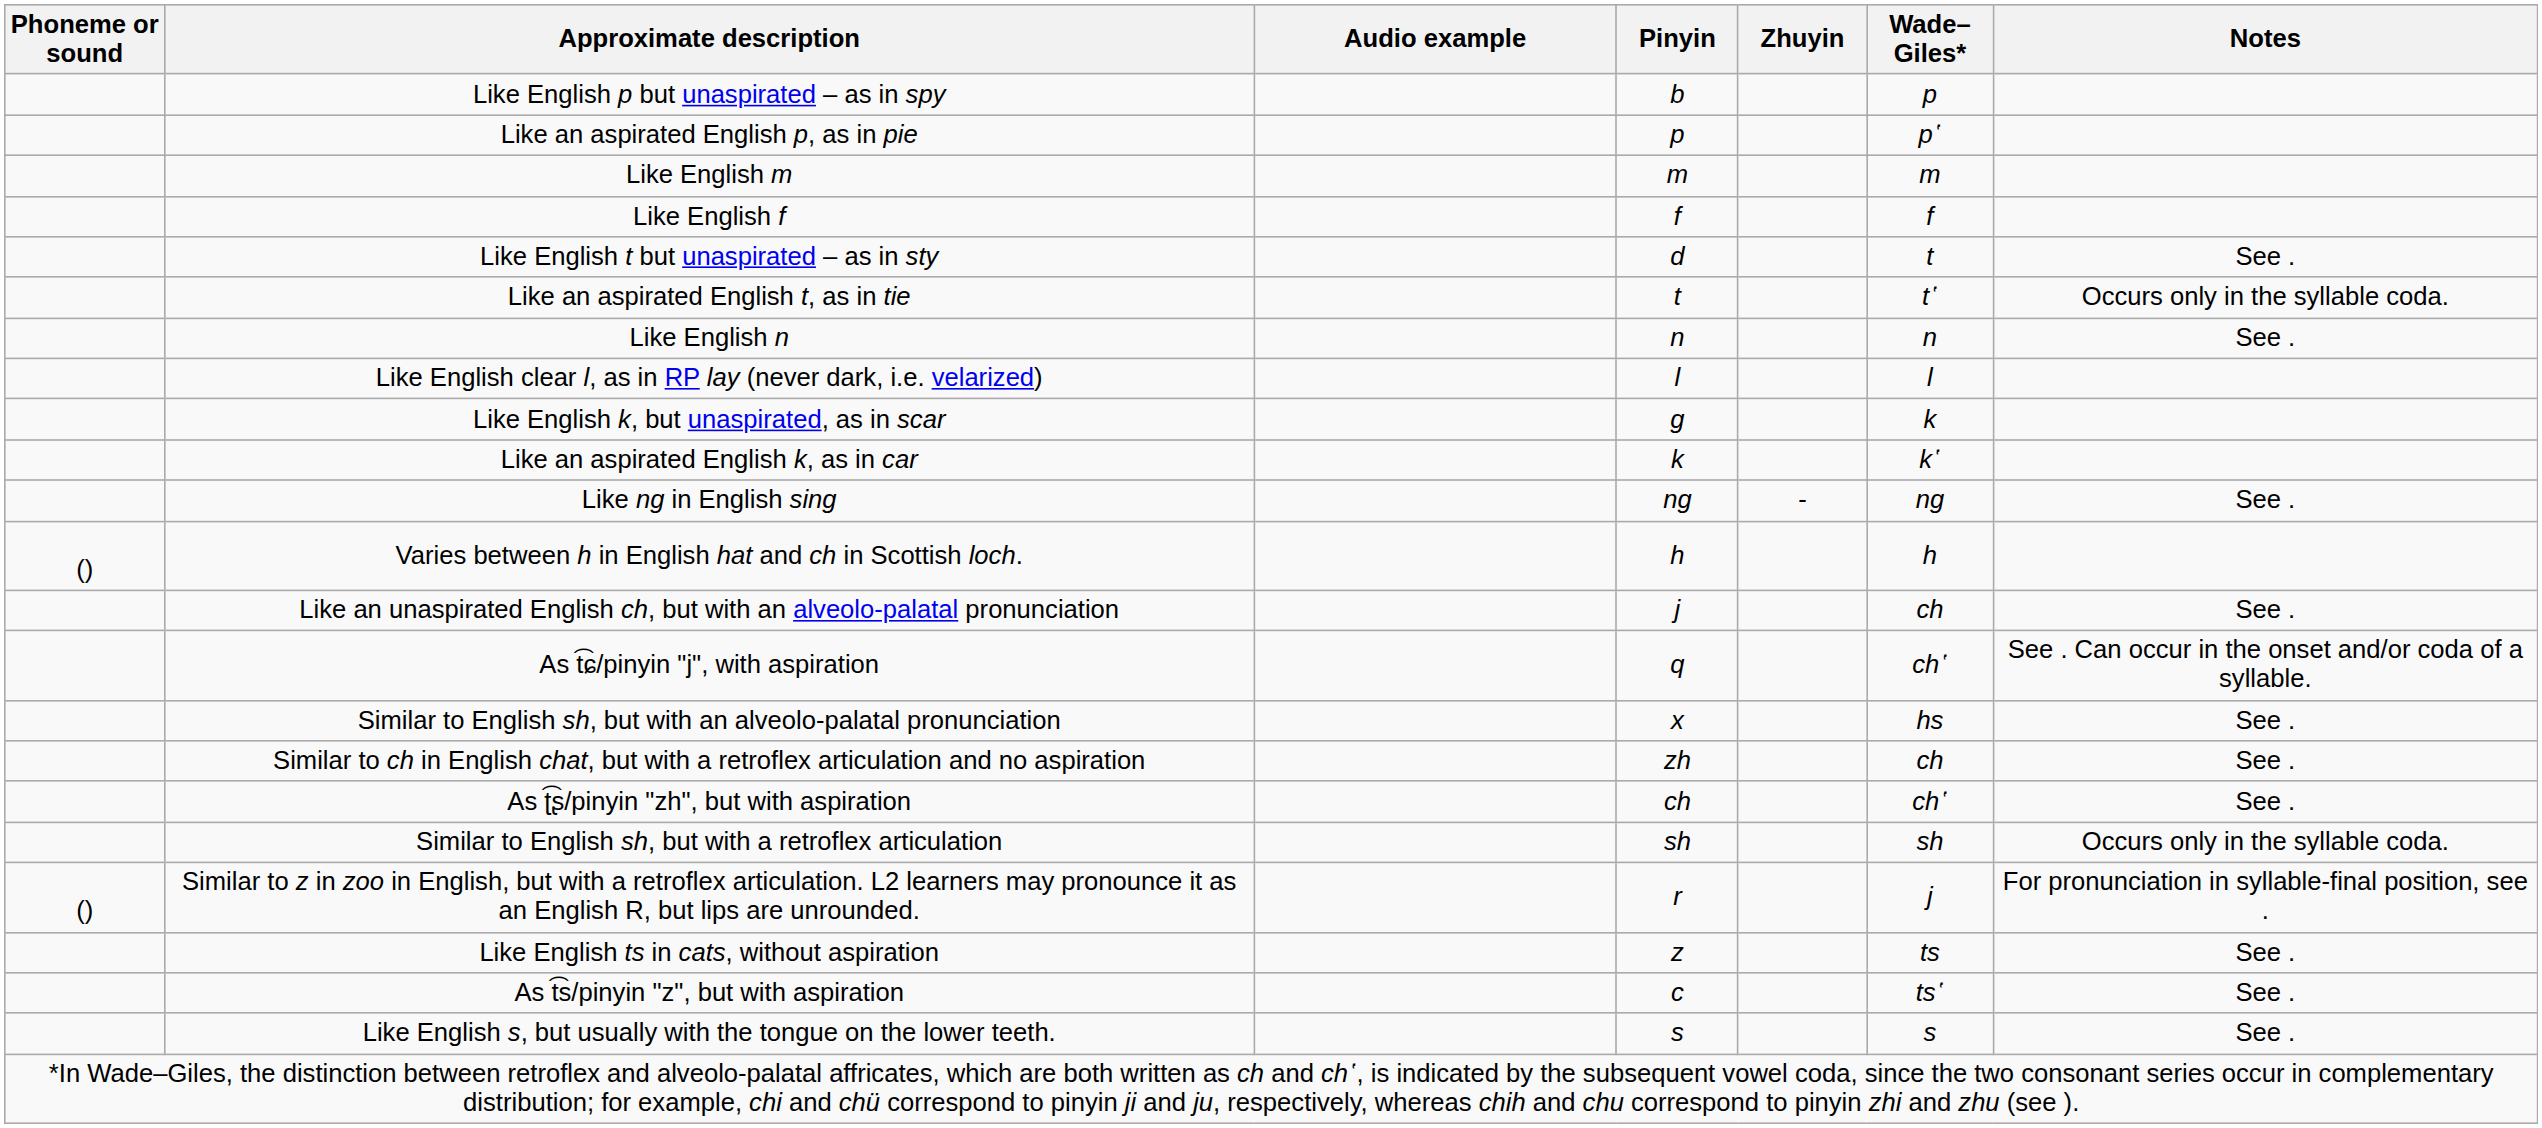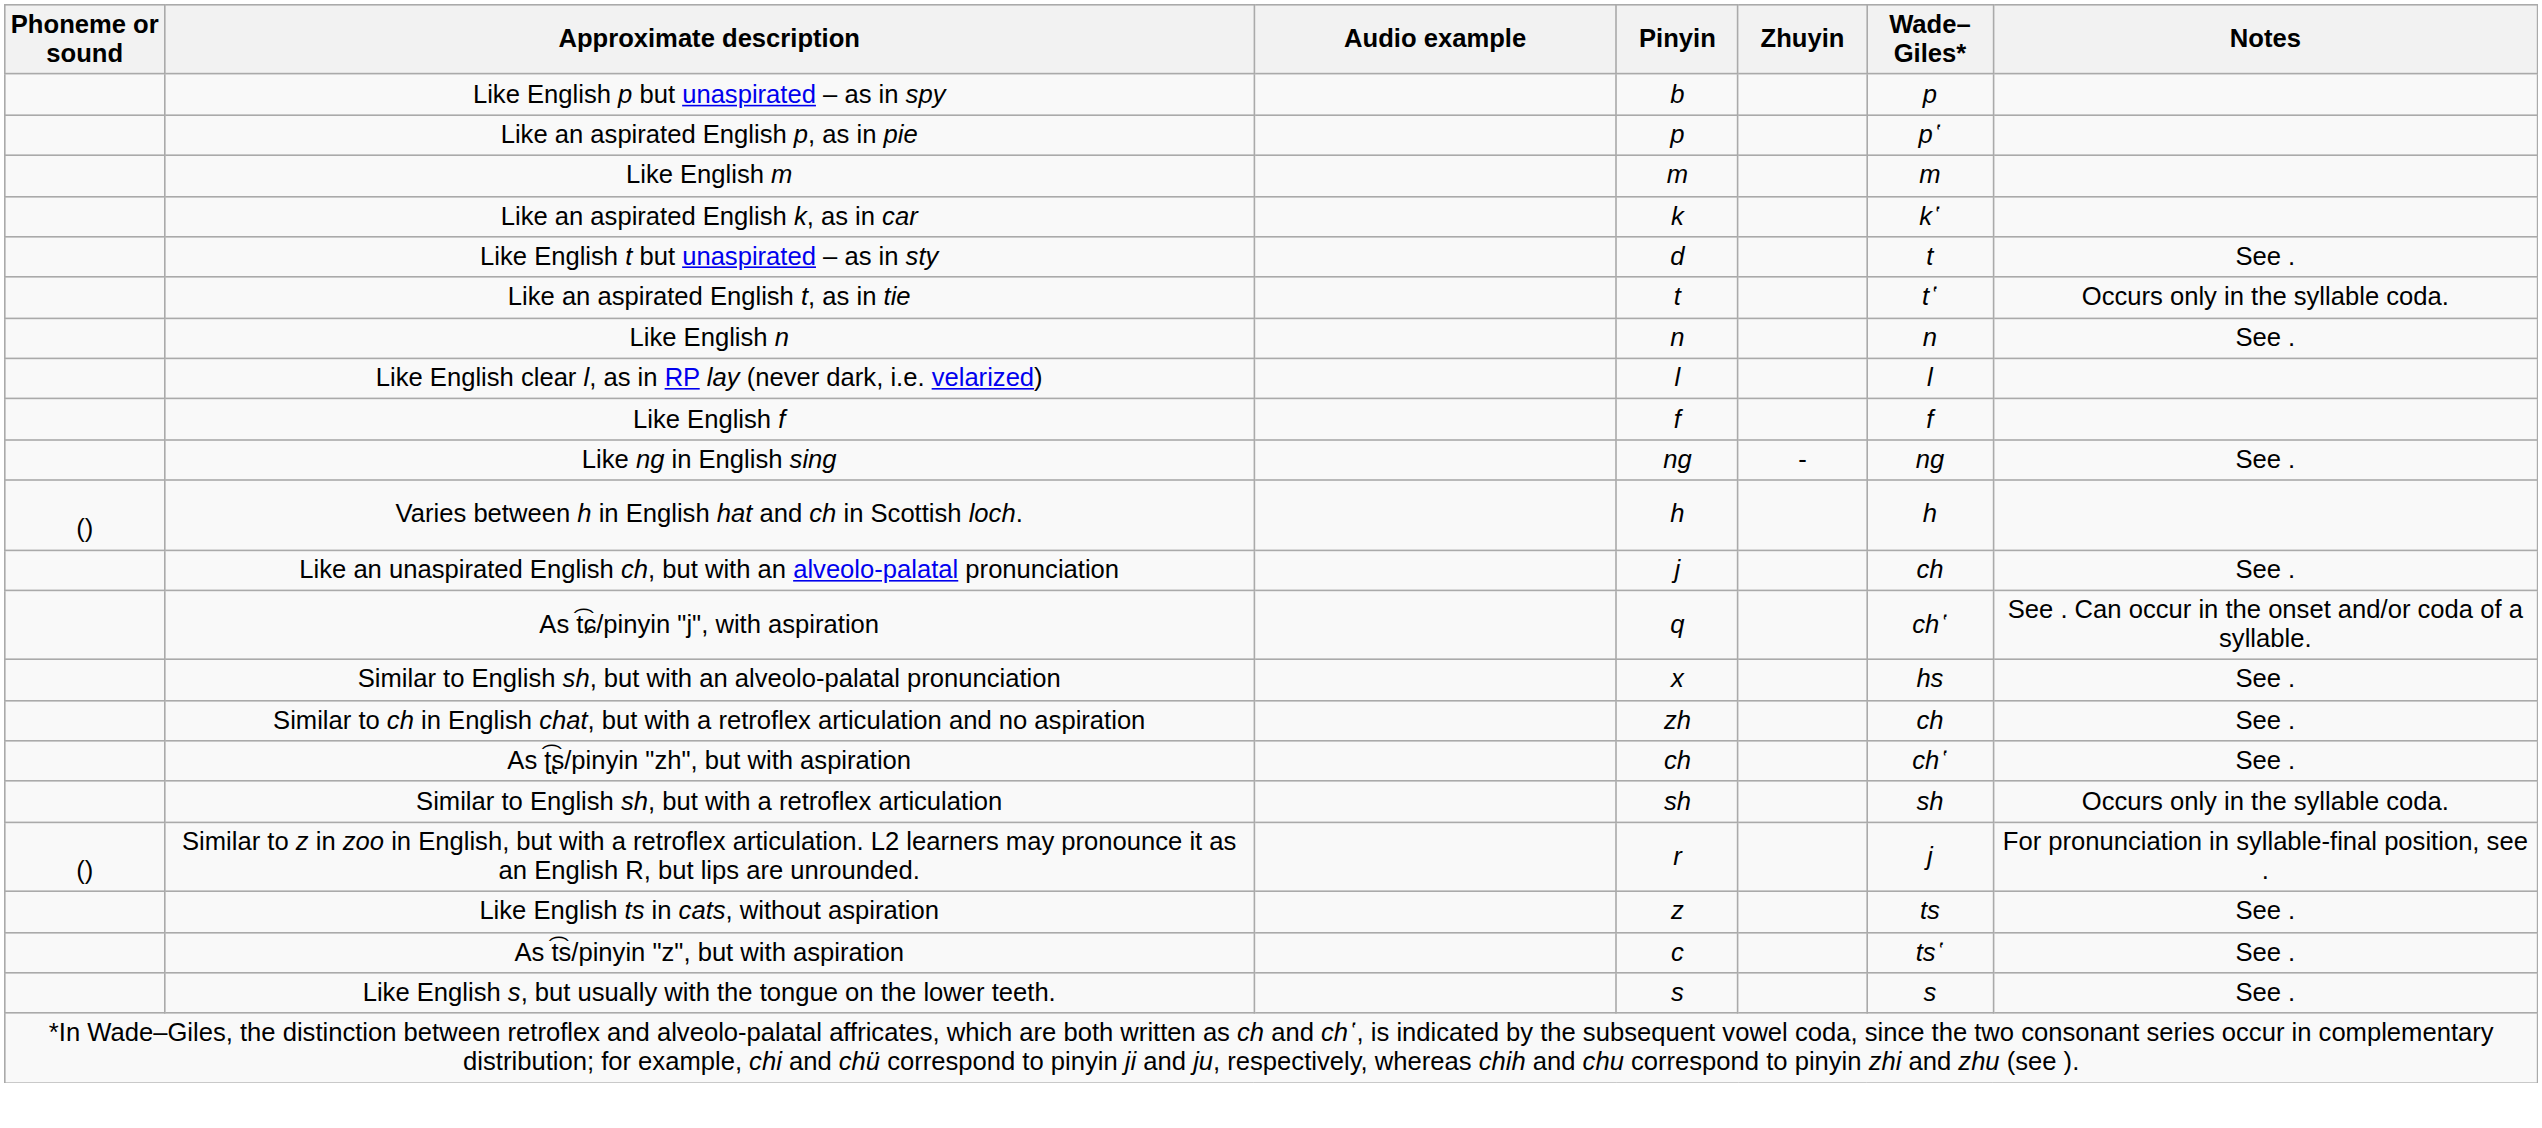rows swapped: (709, 216) <-> (709, 459)
- row: (709, 418)
